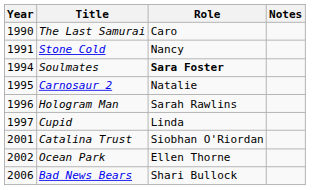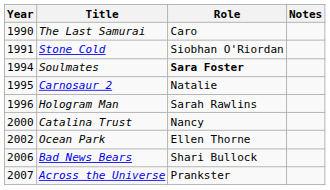(167, 49) Nancy -> (227, 49) Siobhan O'Riordan
- row: (56, 121)
(20, 139) 2001 -> (20, 121) 2000
(207, 139) Siobhan O'Riordan -> (187, 121) Nancy
+ row: (102, 176)
